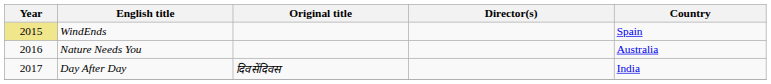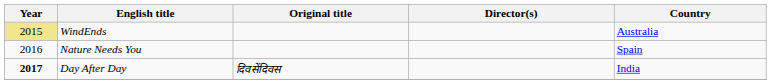(630, 31) Spain -> (637, 31) Australia
(637, 49) Australia -> (630, 49) Spain
(31, 68) normal -> (31, 68) bold
